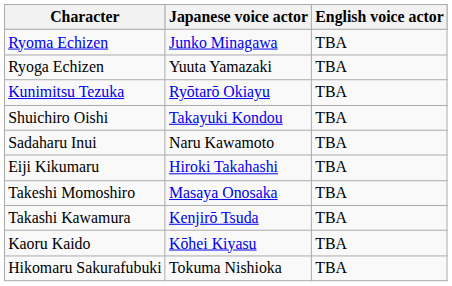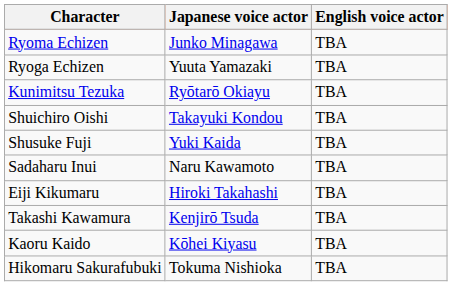+ row: (50, 142)
- row: (72, 192)
